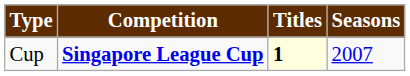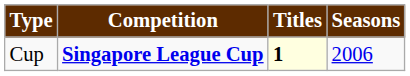(352, 53) 2007 -> (352, 53) 2006
